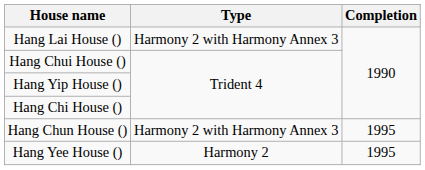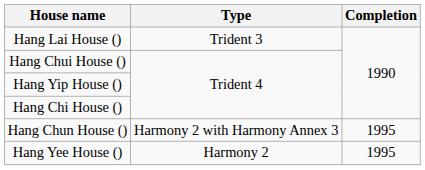(236, 38) Harmony 2 with Harmony Annex 3 -> (236, 38) Trident 3
